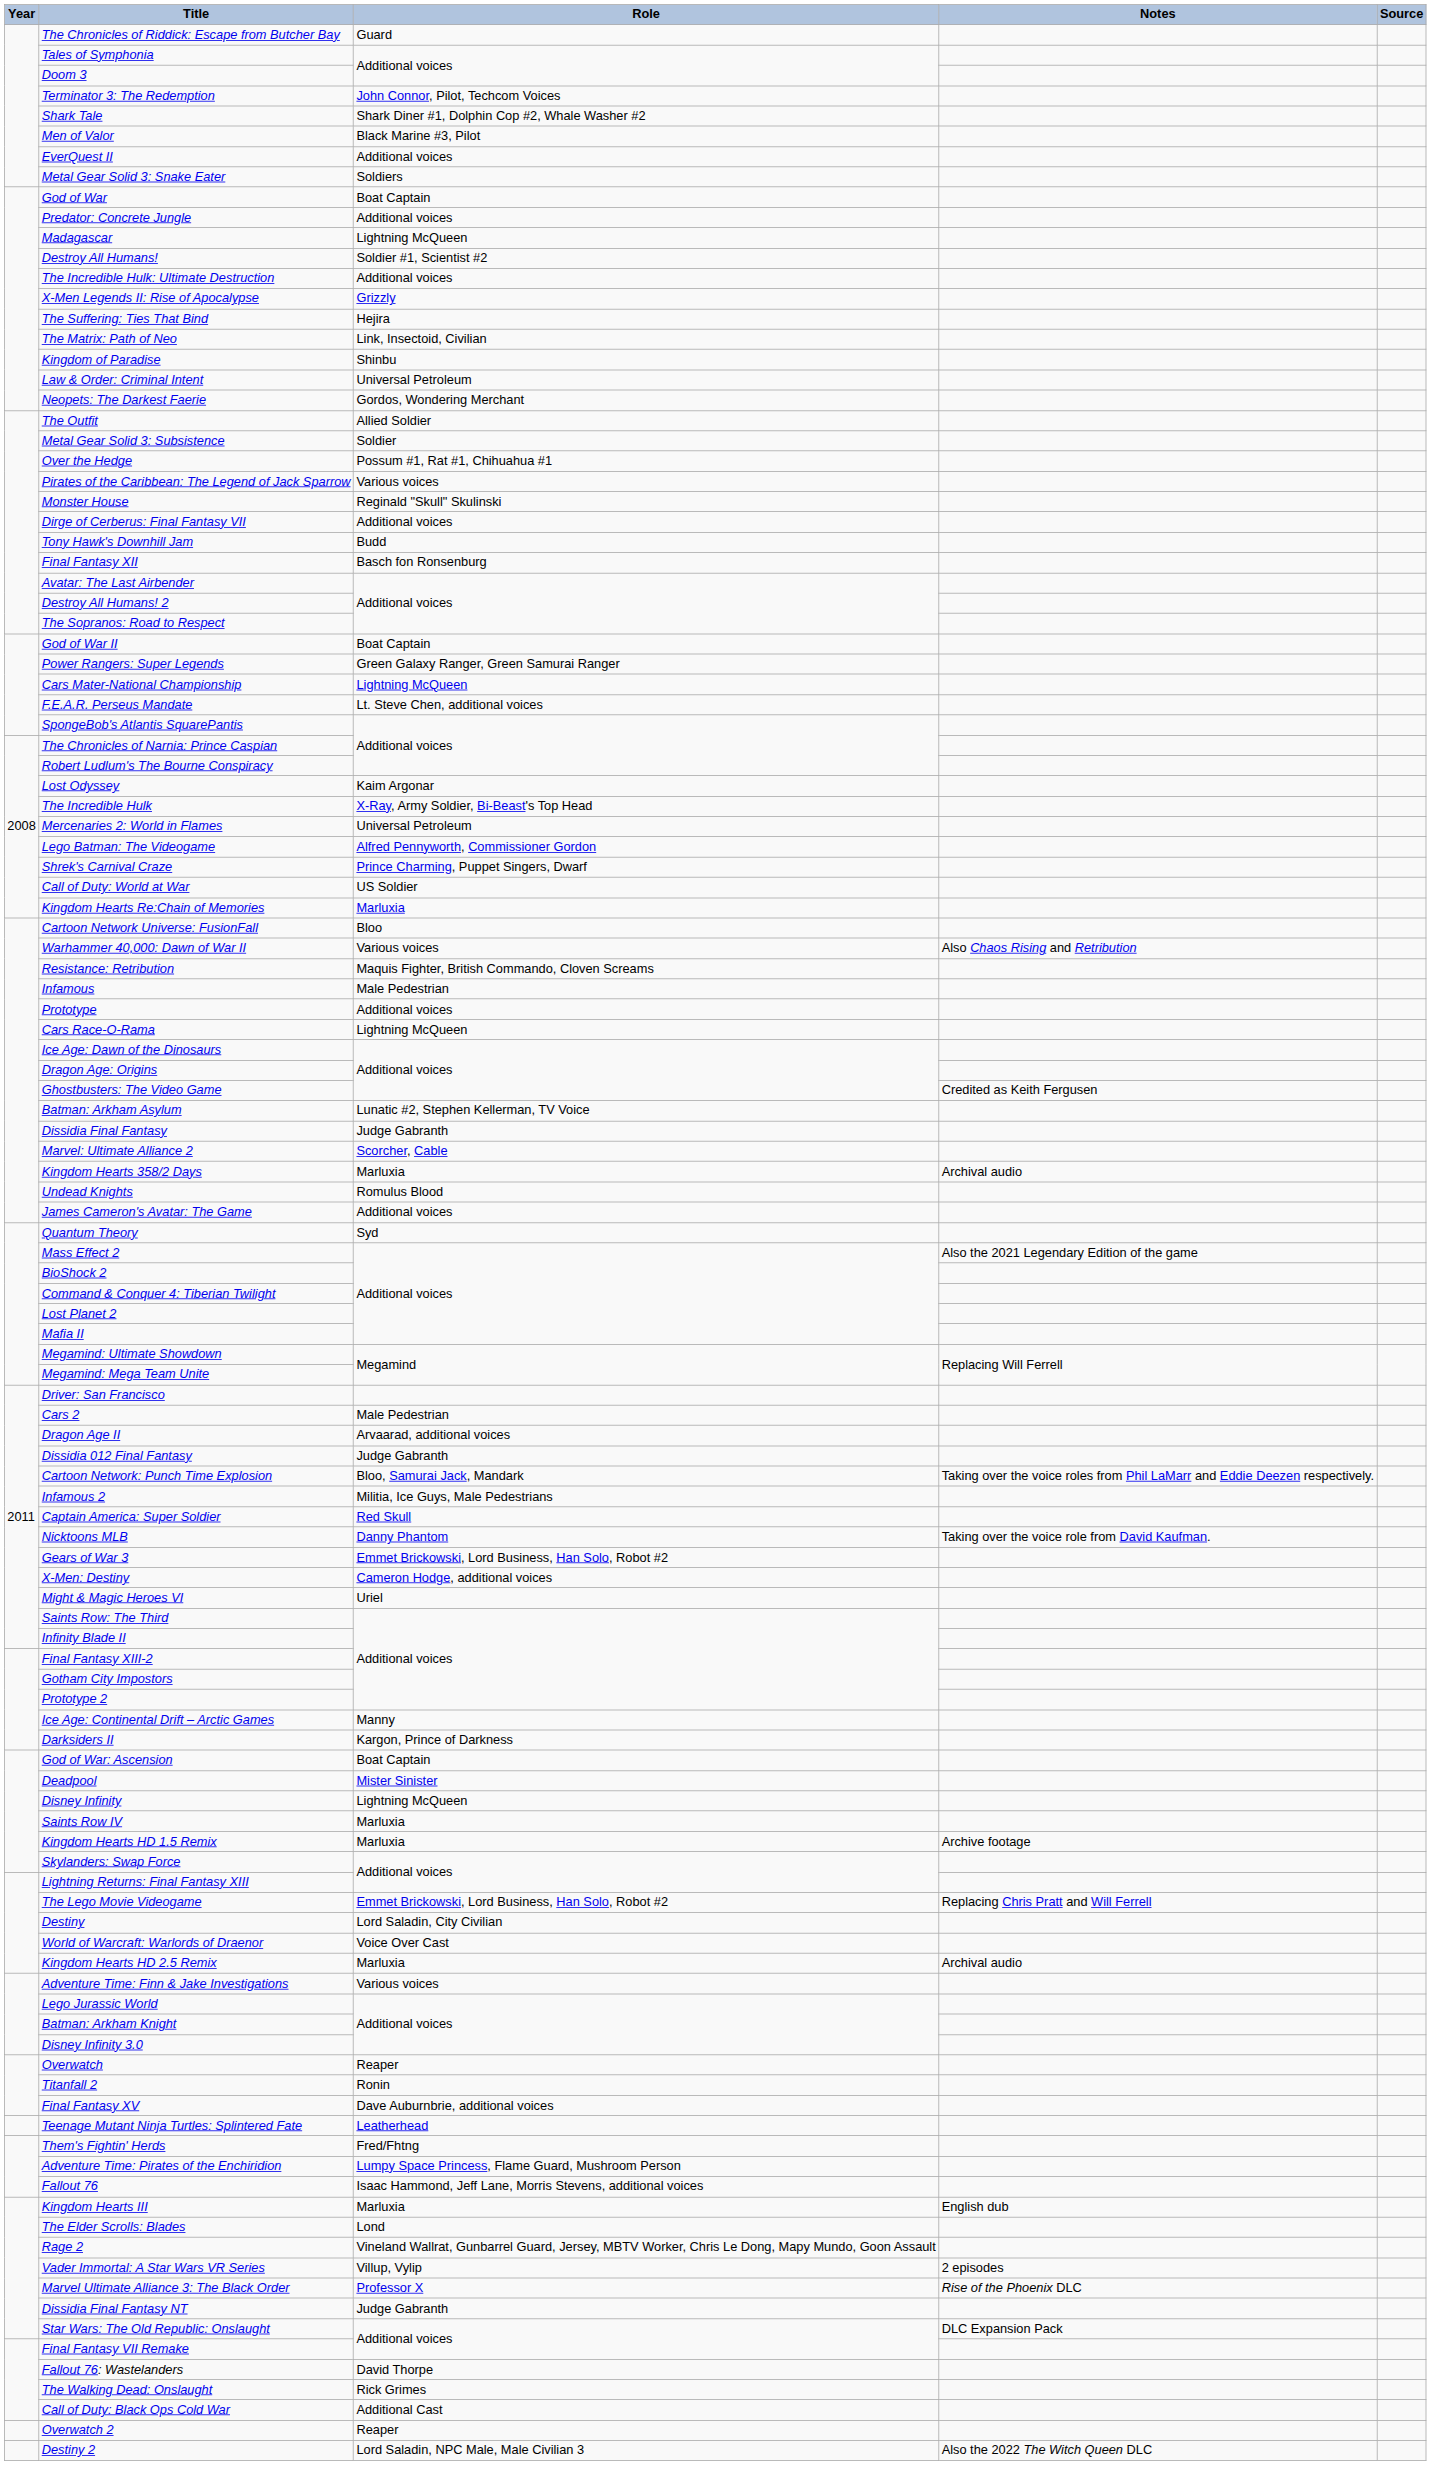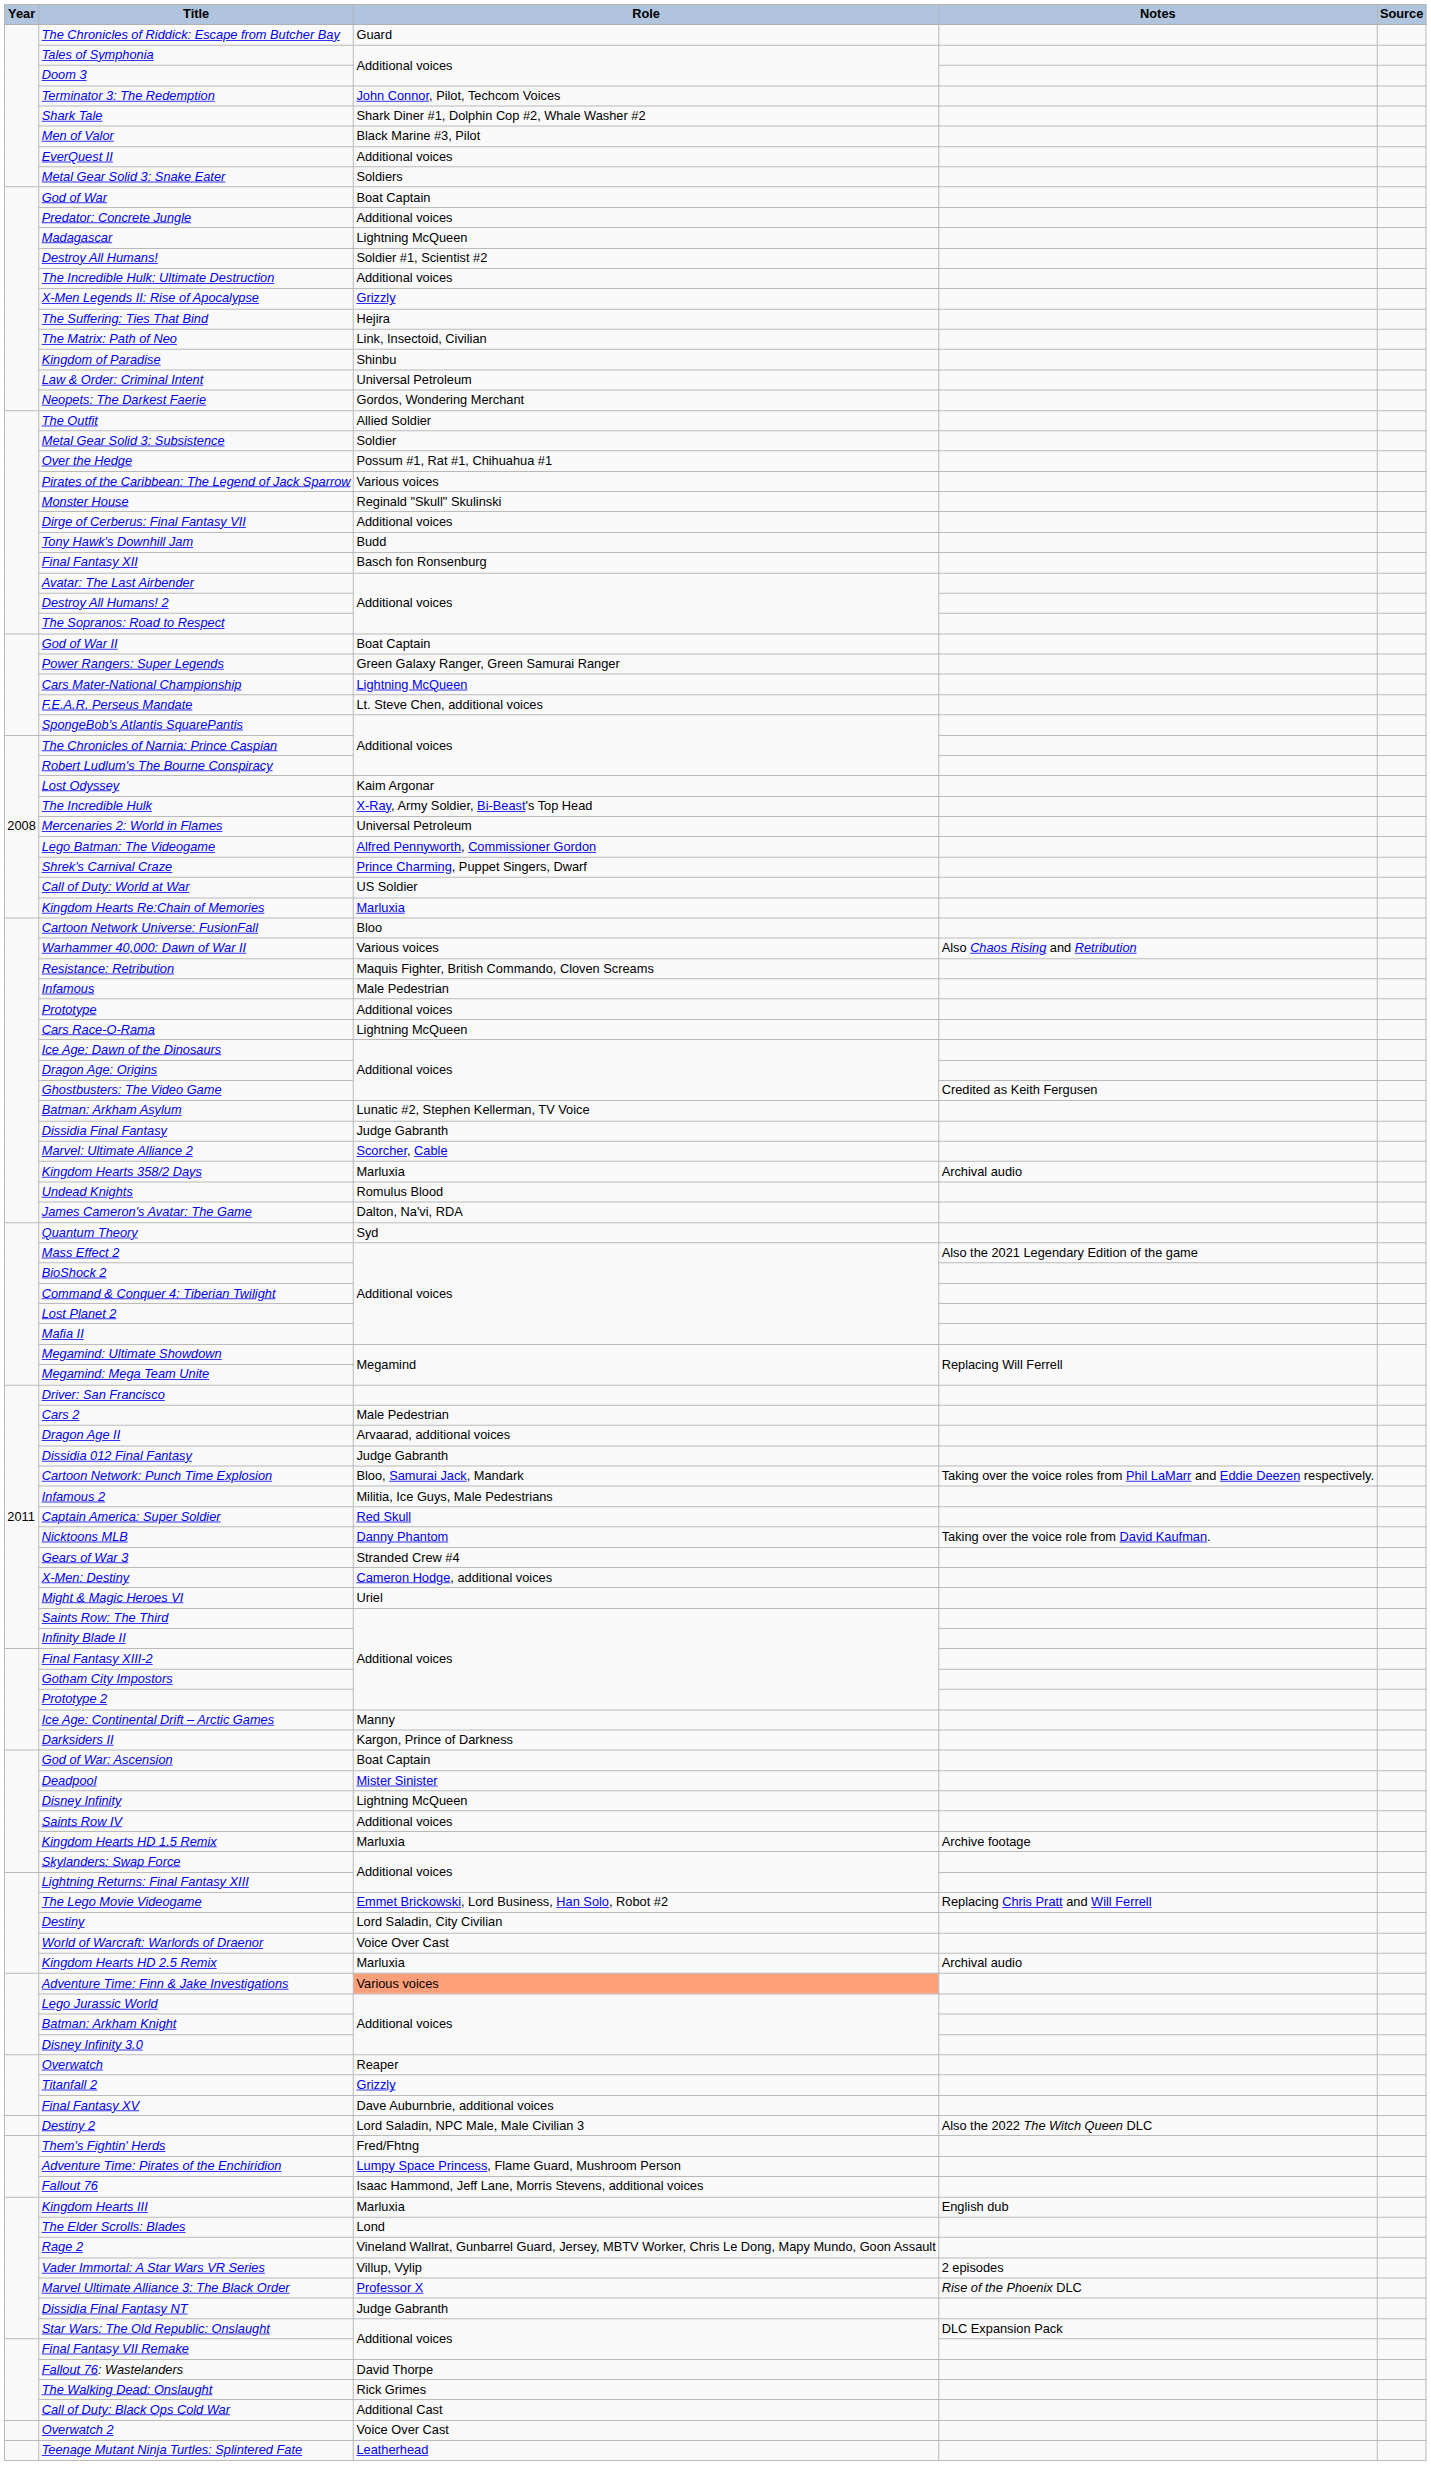(404, 1212) Additional voices -> (410, 1212) Dalton, Na'vi, RDA
(512, 1557) Emmet Brickowski, Lord Business, Han Solo, Robot #2 -> (408, 1557) Stranded Crew #4
(381, 1821) Marluxia -> (404, 1821) Additional voices
(398, 1983) no background -> (398, 1983) lightsalmon background
(373, 2085) Ronin -> (376, 2085) Grizzly
rows swapped: (68, 2450) <-> (172, 2125)
(377, 2430) Reaper -> (403, 2430) Voice Over Cast
